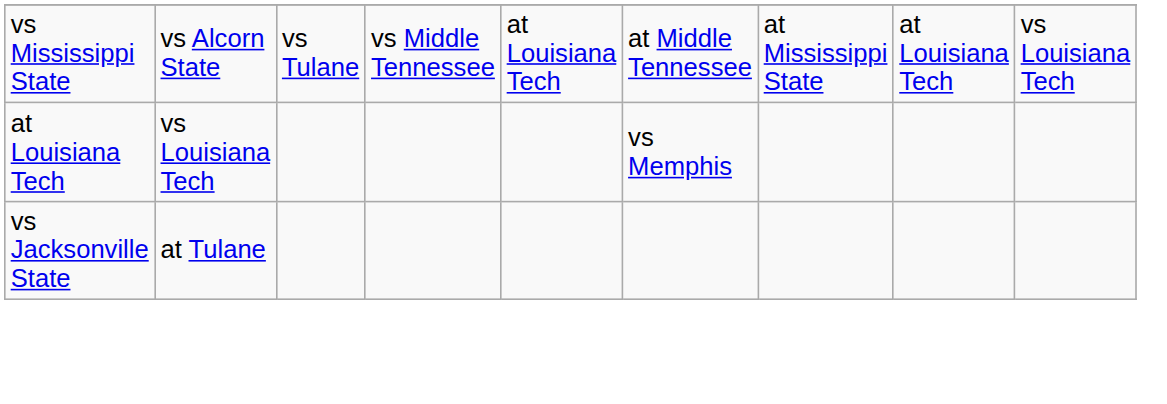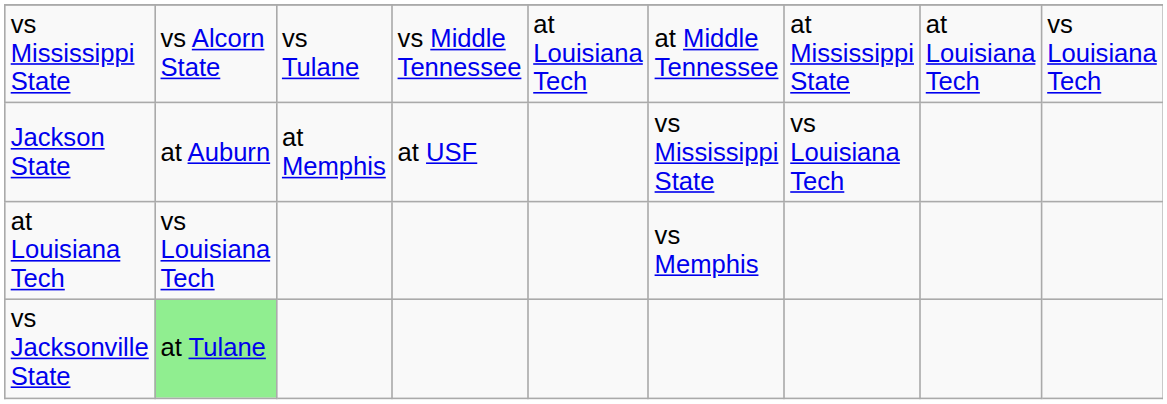+ row: (58, 151)
(213, 250) no background -> (213, 348) lightgreen background
